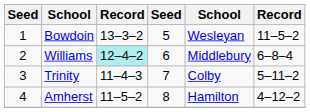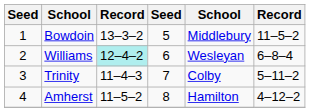(216, 35) Wesleyan -> (219, 35) Middlebury
(219, 55) Middlebury -> (216, 55) Wesleyan
